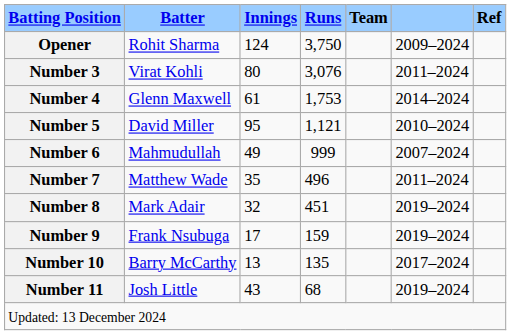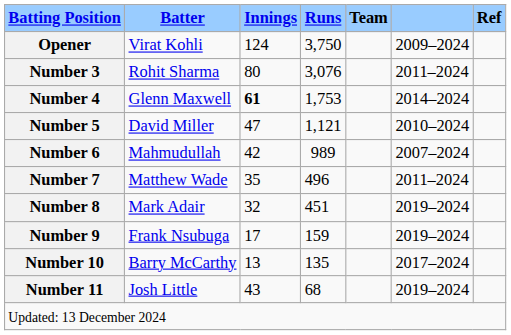(174, 45) Rohit Sharma -> (166, 45) Virat Kohli
(166, 72) Virat Kohli -> (174, 72) Rohit Sharma
(252, 99) normal -> (252, 99) bold
(252, 126) 95 -> (252, 126) 47
(252, 153) 49 -> (252, 153) 42
(323, 153) 999 -> (323, 153) 989
